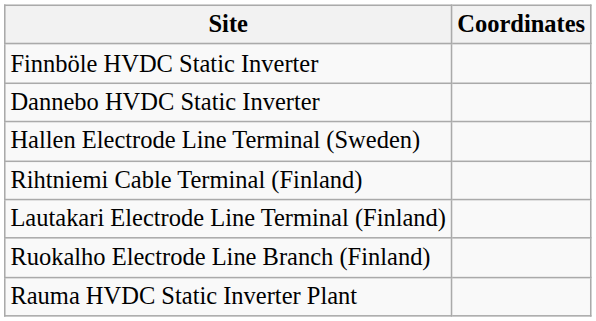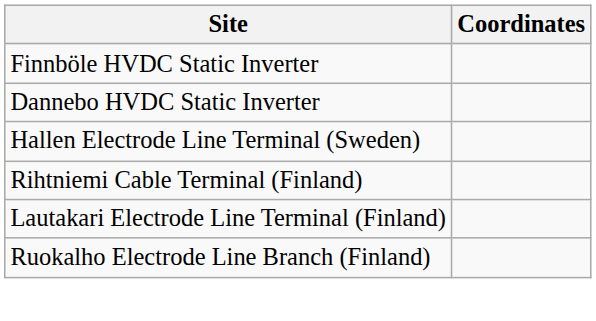- row: (184, 296)
